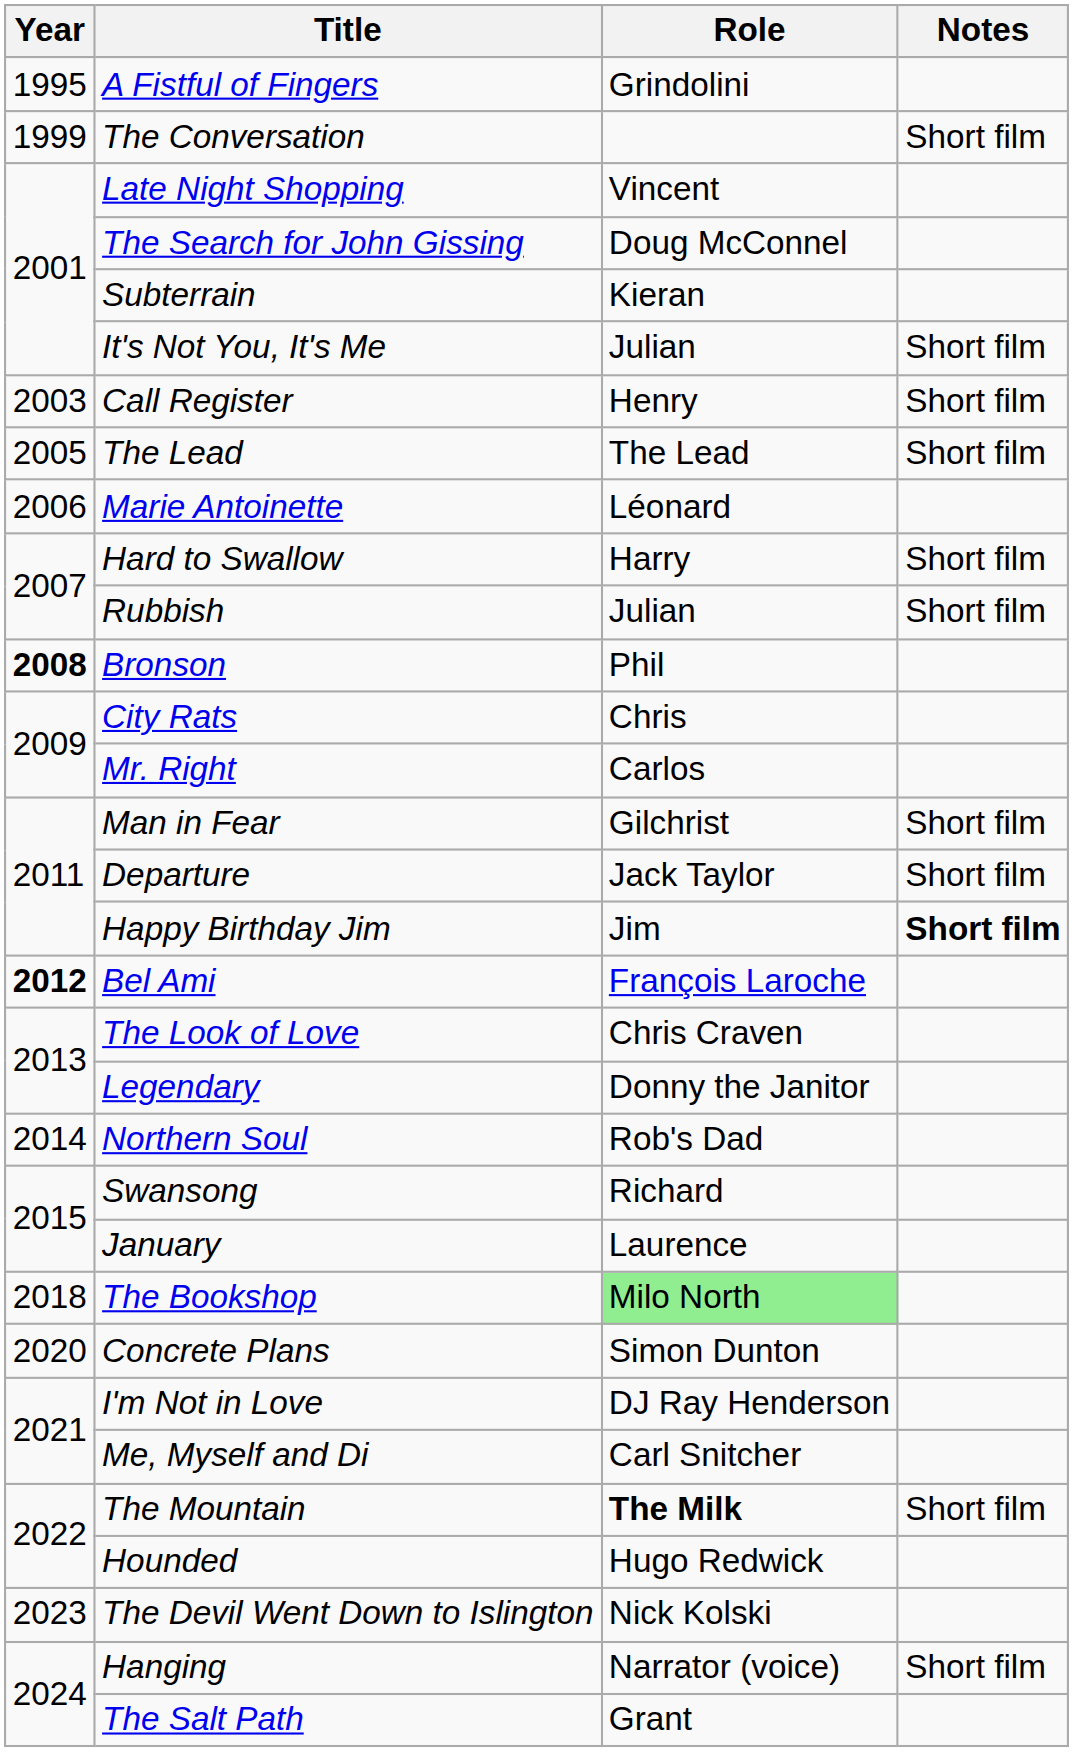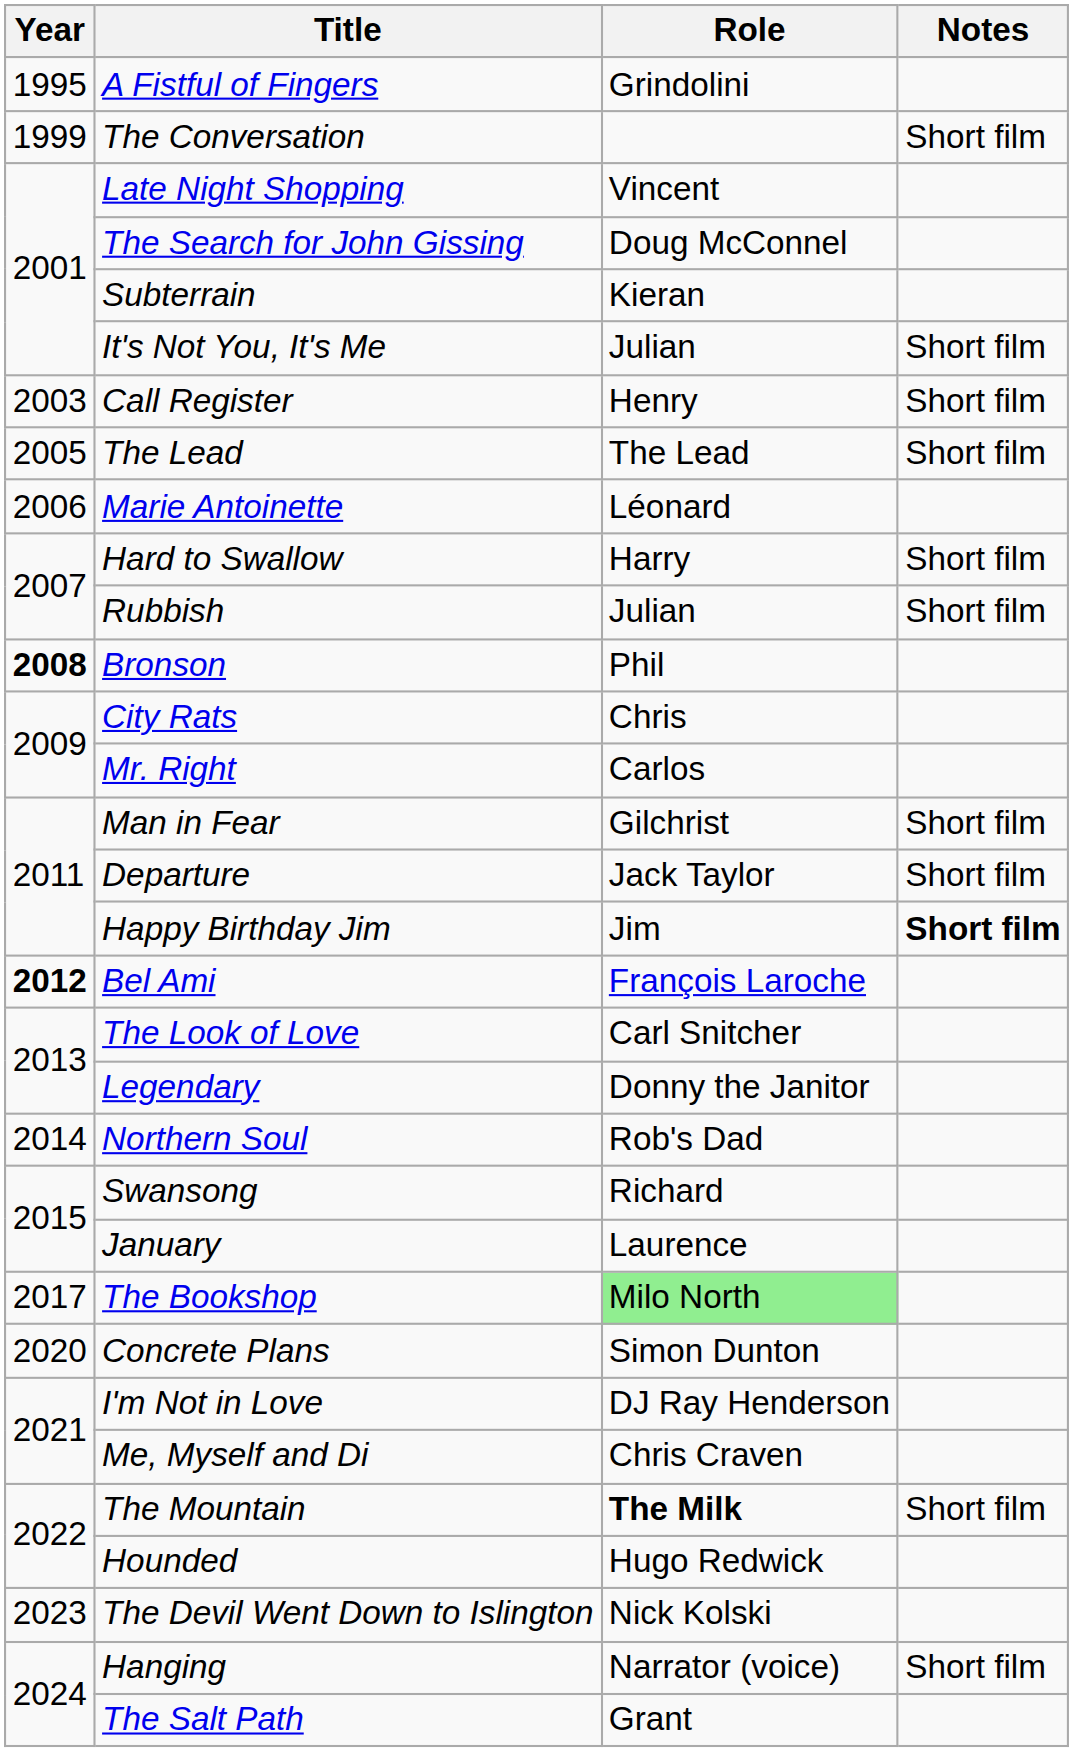(706, 1033) Chris Craven -> (705, 1033) Carl Snitcher
(50, 1297) 2018 -> (50, 1297) 2017
(705, 1455) Carl Snitcher -> (706, 1455) Chris Craven
